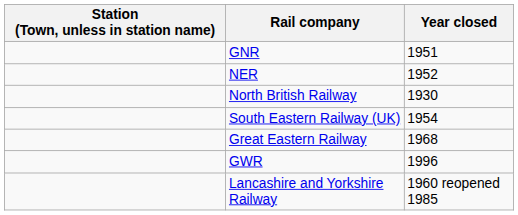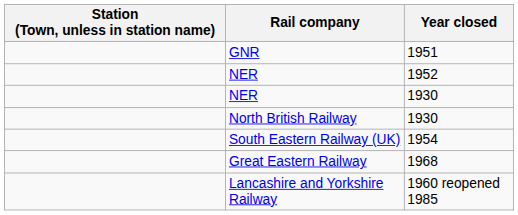+ row: (243, 96)
- row: (246, 161)
